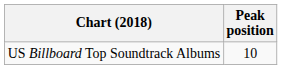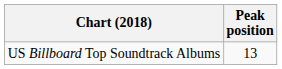(250, 53) 10 -> (250, 53) 13
